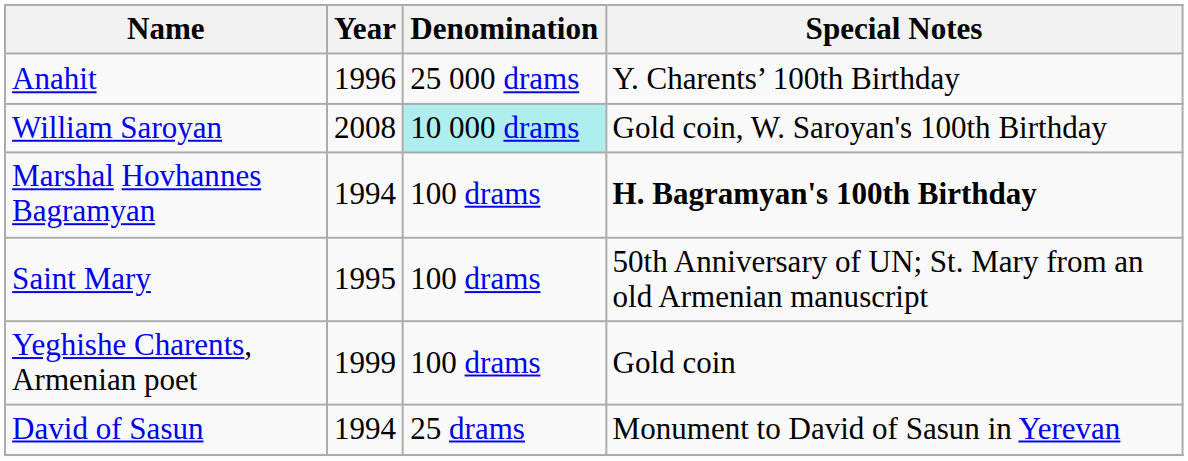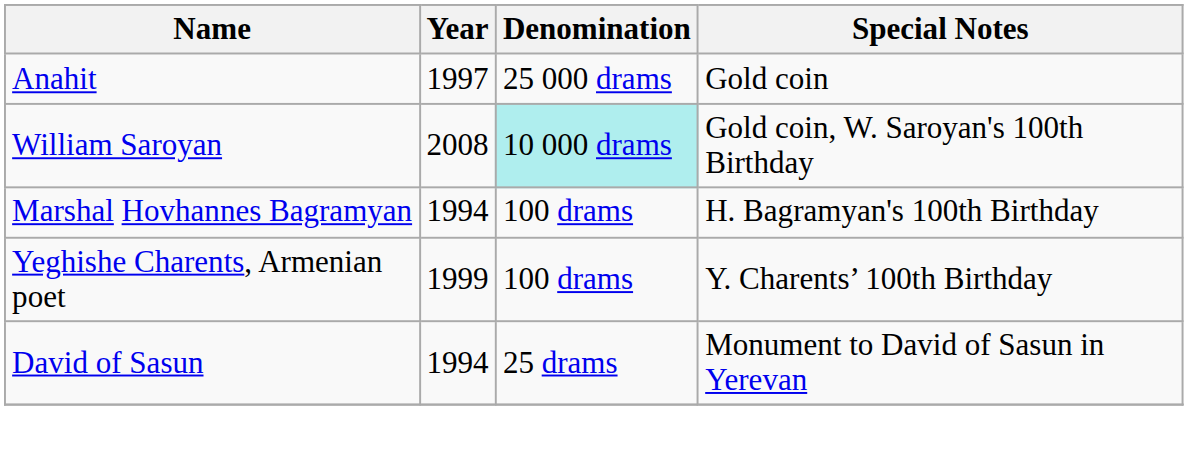(365, 78) 1996 -> (458, 78) 1997
(786, 78) Y. Charents’ 100th Birthday -> (767, 78) Gold coin
(825, 194) bold -> (902, 211) normal
- row: (82, 278)
(674, 362) Gold coin -> (879, 278) Y. Charents’ 100th Birthday
